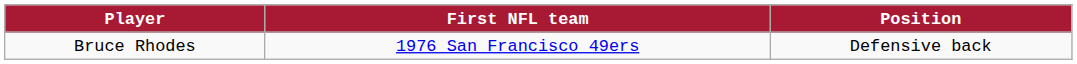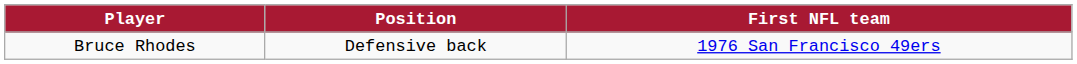columns swapped: (921, 18) <-> (518, 18)
